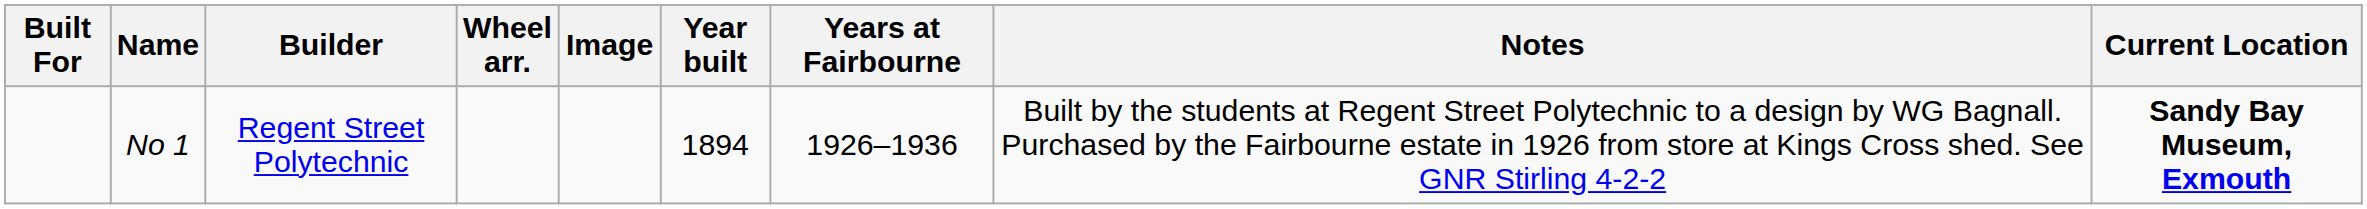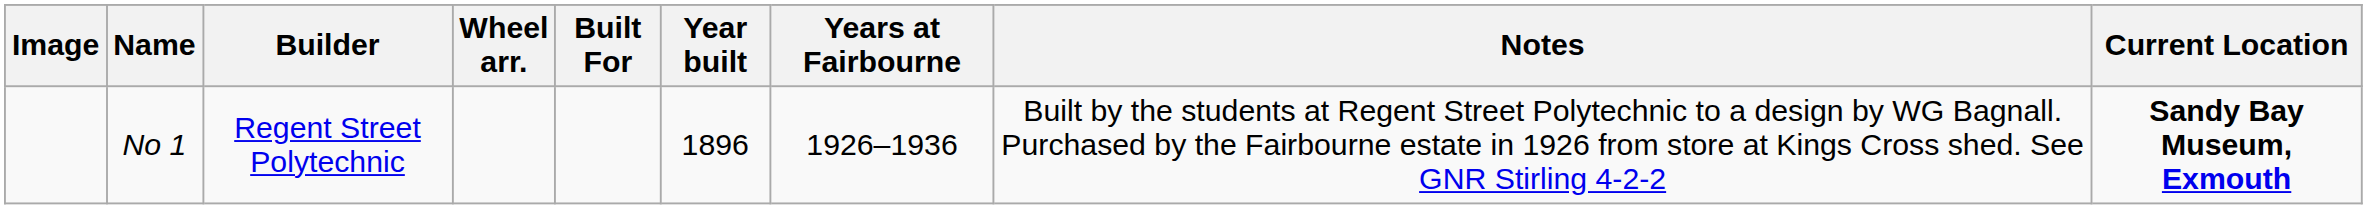columns swapped: (610, 45) <-> (57, 45)
(715, 144) 1894 -> (715, 144) 1896
